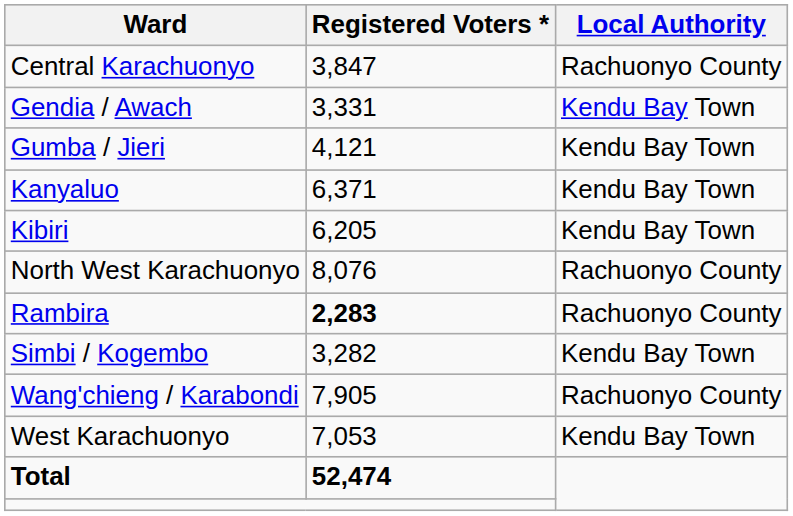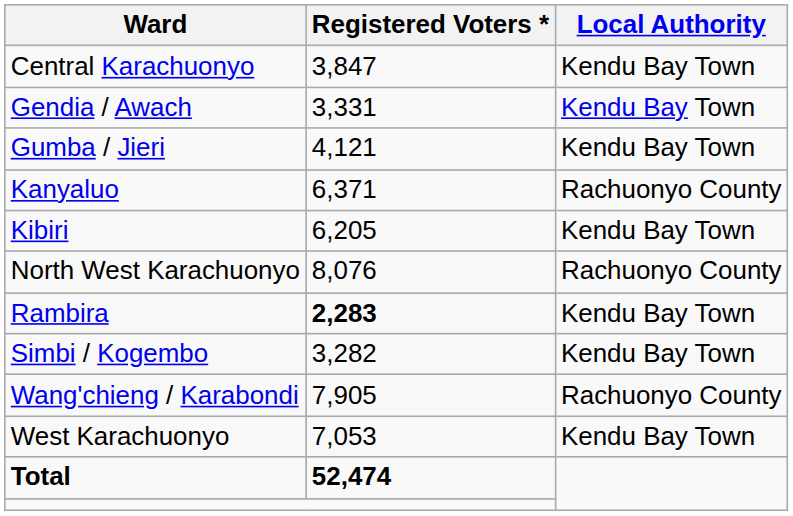(671, 66) Rachuonyo County -> (658, 66) Kendu Bay Town
(658, 189) Kendu Bay Town -> (671, 189) Rachuonyo County
(671, 312) Rachuonyo County -> (658, 312) Kendu Bay Town
